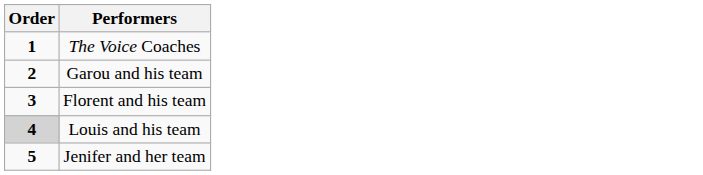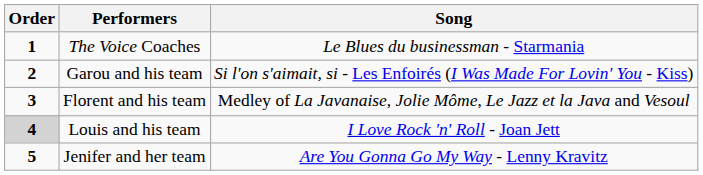+ column: (454, 18)
